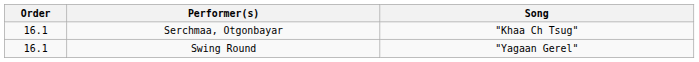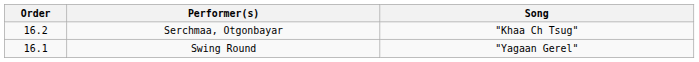(36, 31) 16.1 -> (36, 31) 16.2
